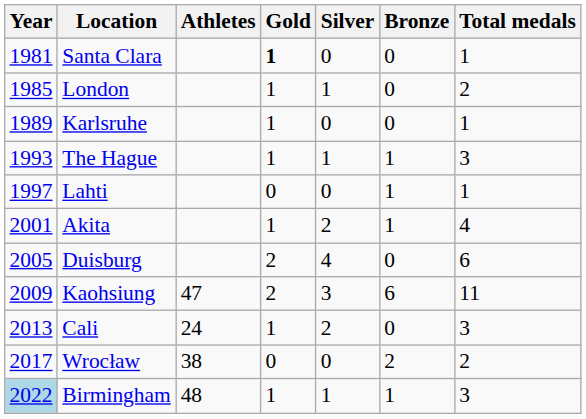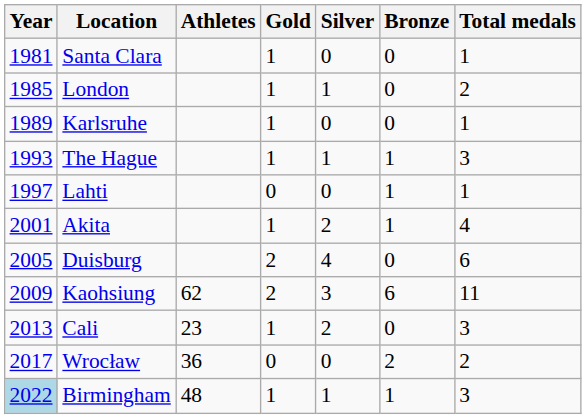(271, 55) bold -> (271, 55) normal
(191, 293) 47 -> (191, 293) 62
(191, 327) 24 -> (191, 327) 23
(191, 361) 38 -> (191, 361) 36
